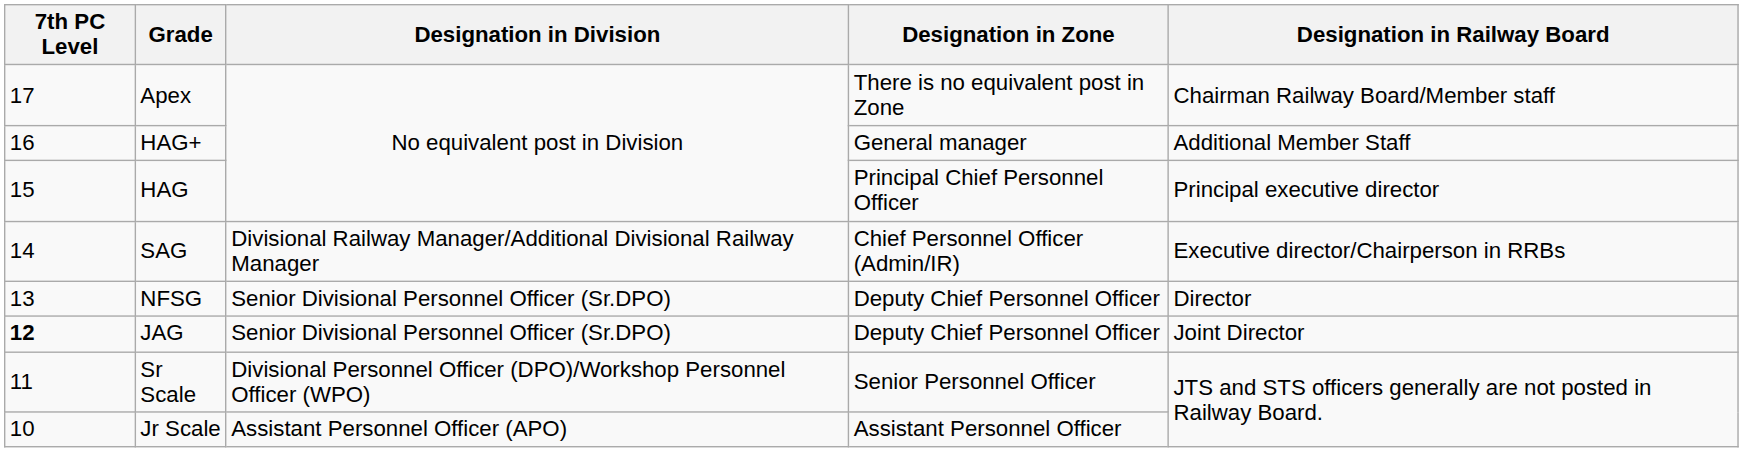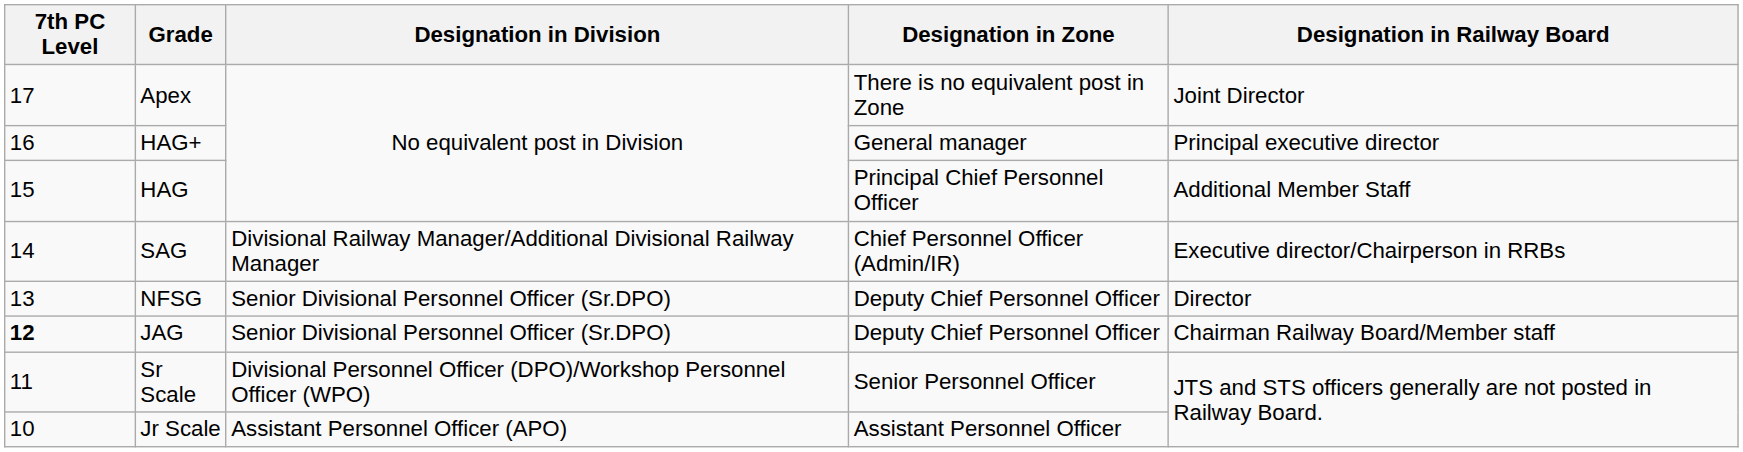(1364, 94) Chairman Railway Board/Member staff -> (1239, 94) Joint Director
(1292, 142) Additional Member Staff -> (1306, 142) Principal executive director
(1306, 190) Principal executive director -> (1292, 190) Additional Member Staff
(1239, 333) Joint Director -> (1364, 333) Chairman Railway Board/Member staff
